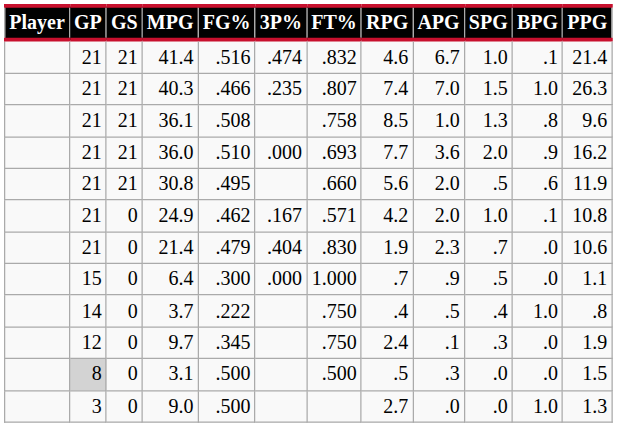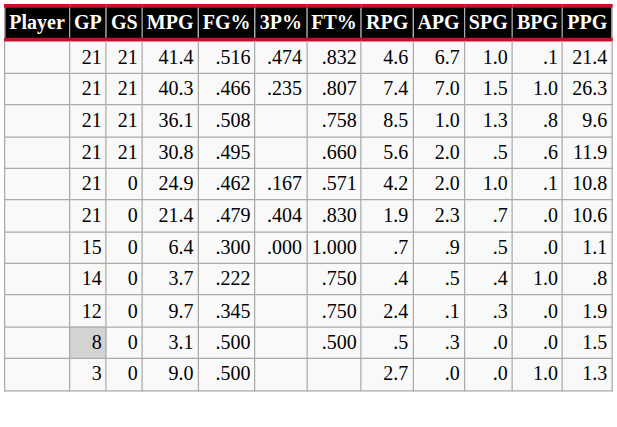- row: (176, 152)
